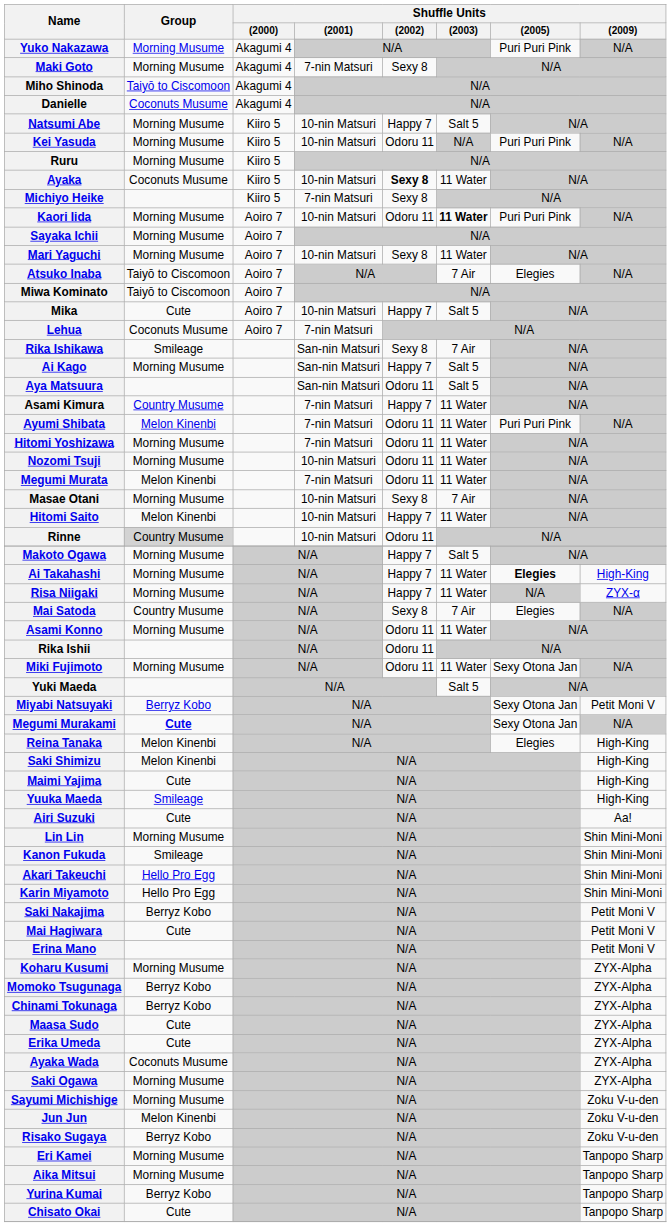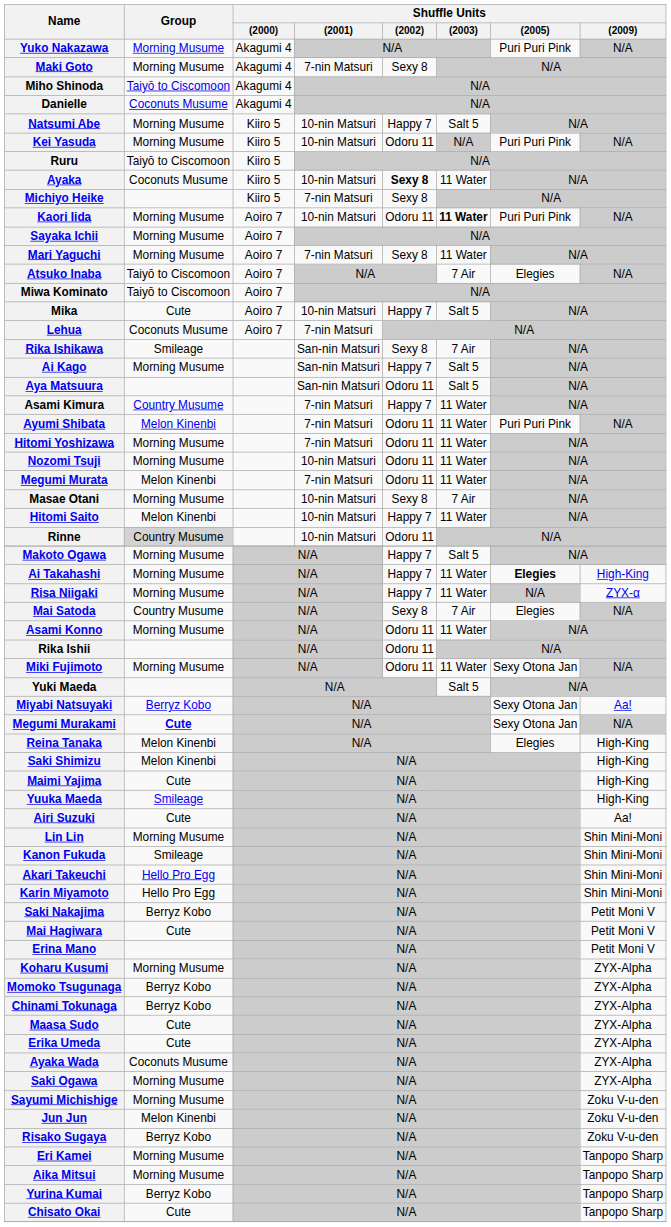(178, 161) Morning Musume -> (178, 161) Taiyō to Ciscomoon
(338, 255) 10-nin Matsuri -> (338, 255) 7-nin Matsuri
(623, 705) Petit Moni V -> (623, 705) Aa!
